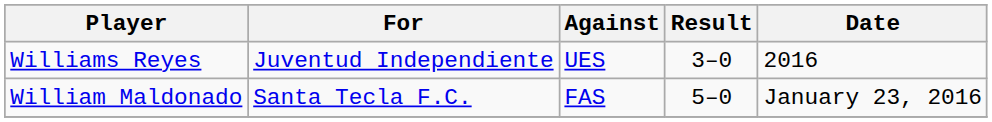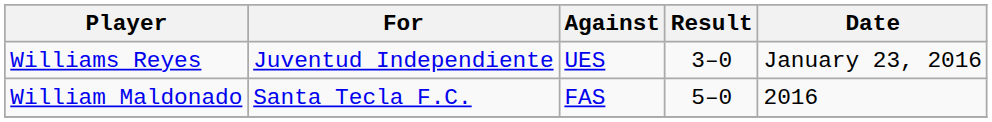(791, 60) 2016 -> (873, 60) January 23, 2016
(873, 98) January 23, 2016 -> (791, 98) 2016
